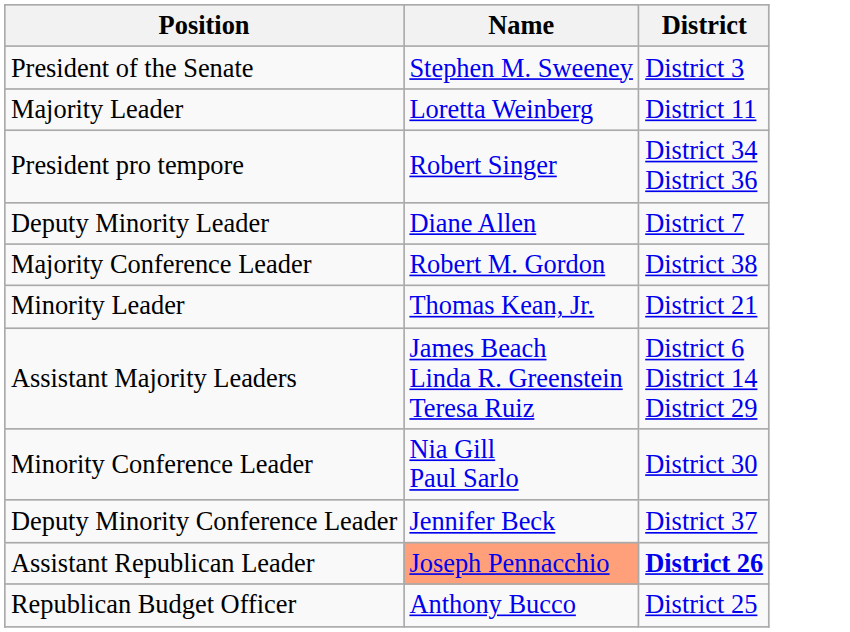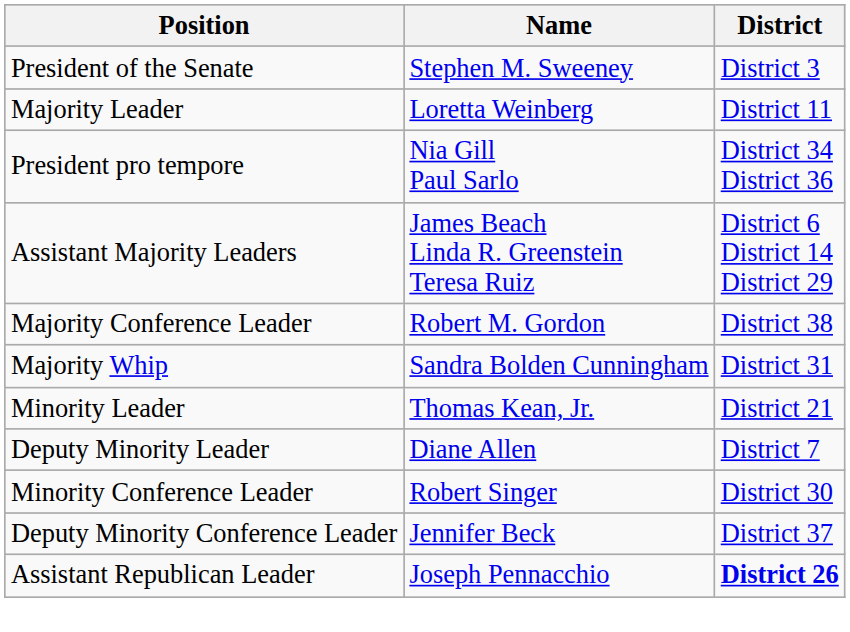(483, 165) Robert Singer -> (464, 165) Nia Gill Paul Sarlo
rows swapped: (154, 377) <-> (140, 222)
+ row: (89, 365)
(464, 464) Nia Gill Paul Sarlo -> (483, 491) Robert Singer
(509, 562) lightsalmon background -> (509, 575) no background
- row: (154, 604)
